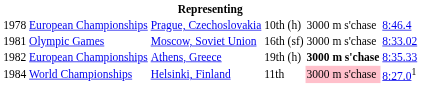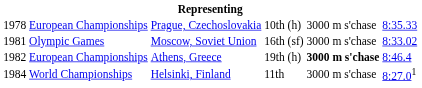(397, 25) 8:46.4 -> (400, 25) 8:35.33
(400, 57) 8:35.33 -> (397, 57) 8:46.4
(341, 74) pink background -> (341, 74) no background
